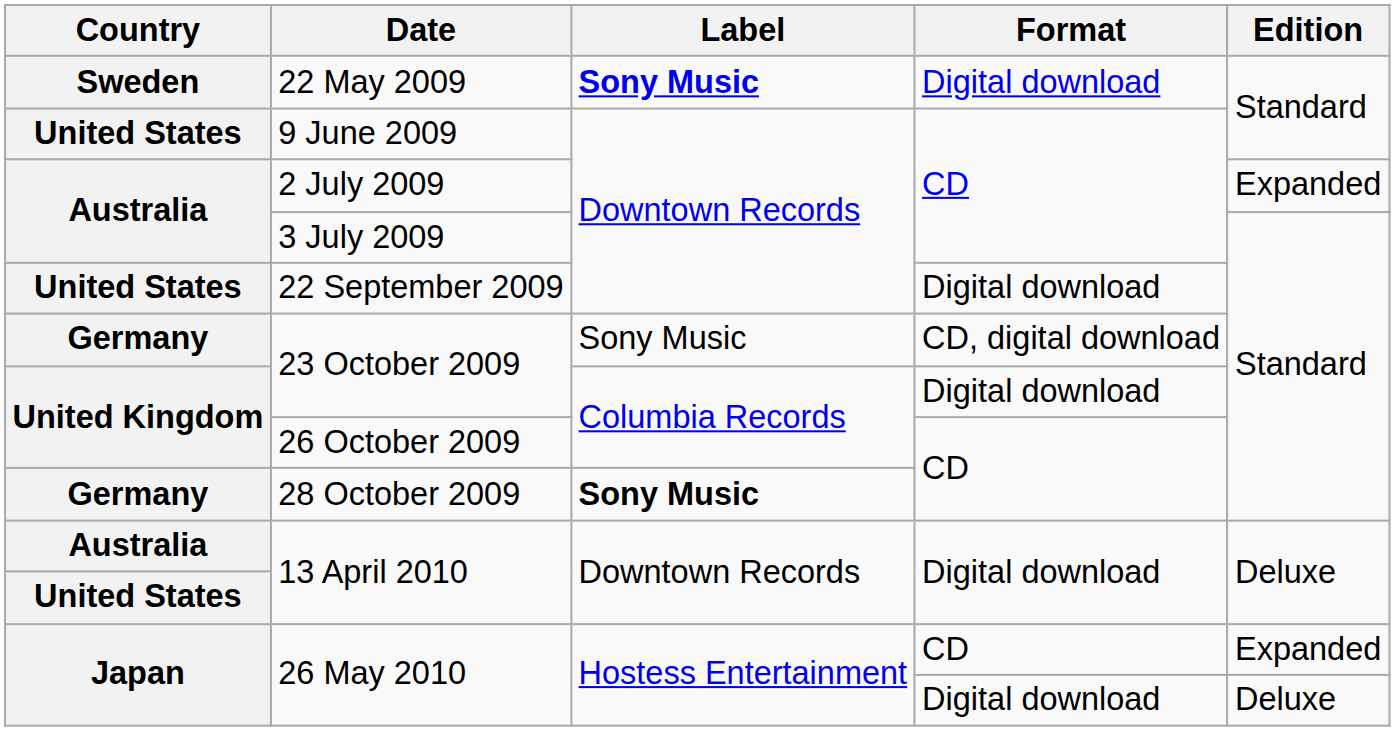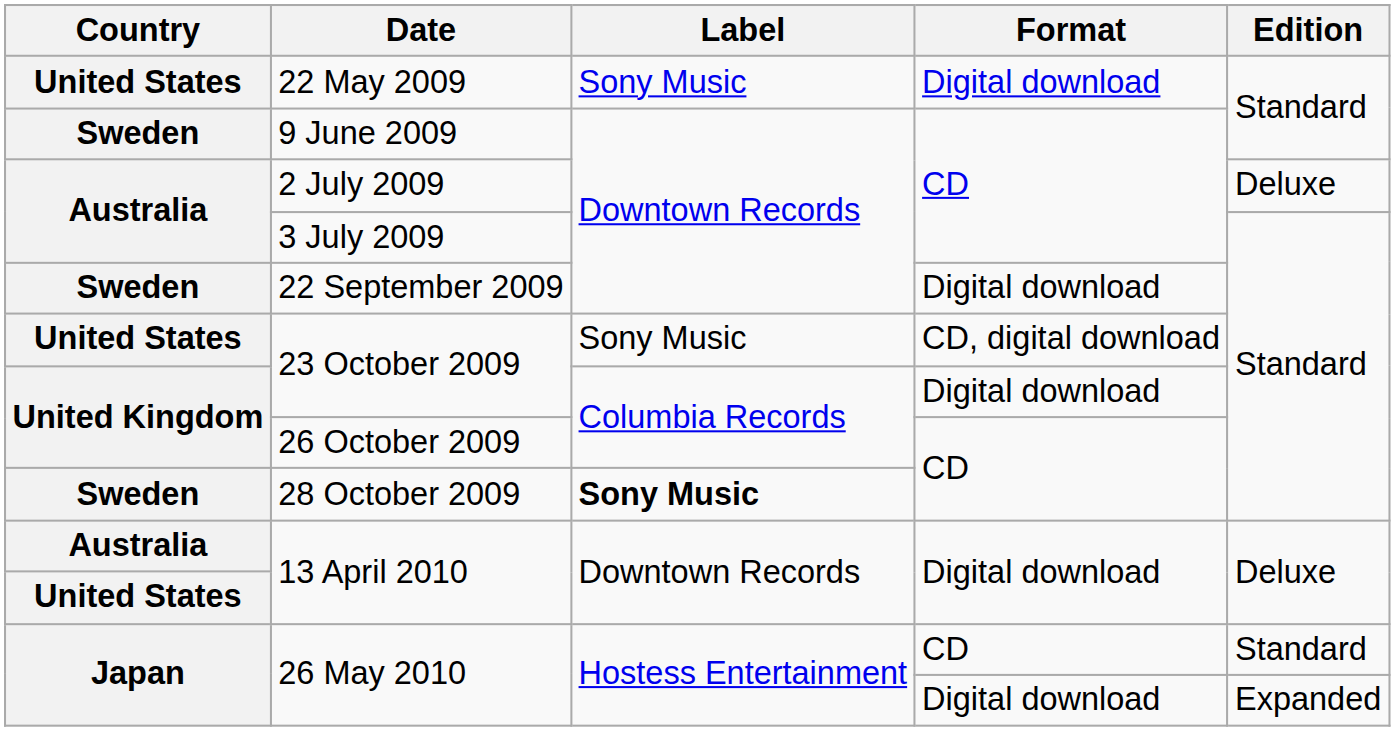(138, 81) Sweden -> (138, 81) United States
(669, 81) bold -> (662, 81) normal
(138, 133) United States -> (138, 133) Sweden
(1308, 184) Expanded -> (1286, 184) Deluxe
(138, 287) United States -> (138, 287) Sweden
(138, 339) Germany -> (138, 339) United States
(138, 493) Germany -> (138, 493) Sweden
(1308, 648) Expanded -> (1301, 648) Standard
(1286, 699) Deluxe -> (1308, 699) Expanded
